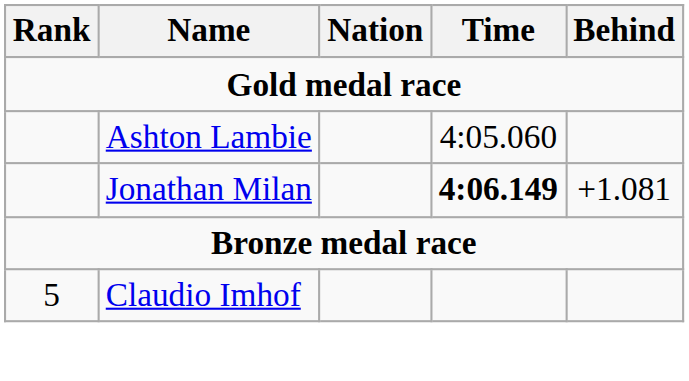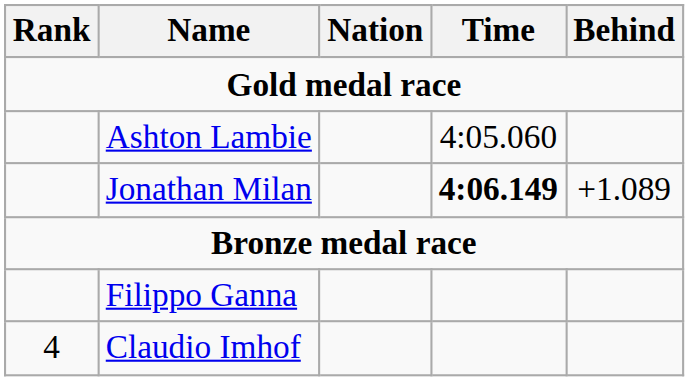(624, 189) +1.081 -> (624, 189) +1.089
+ row: (201, 294)
(52, 294) 5 -> (52, 347) 4
